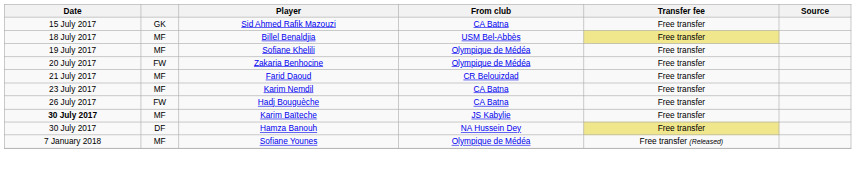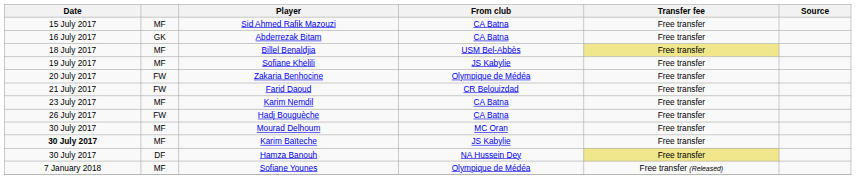(160, 24) GK -> (160, 24) MF
+ row: (289, 37)
(491, 50) Olympique de Médéa -> (491, 63) JS Kabylie
(160, 76) MF -> (160, 89) FW
+ row: (289, 128)
